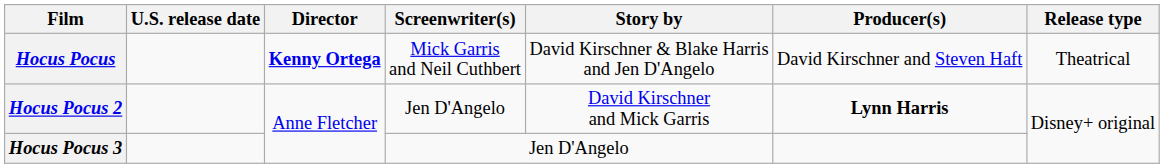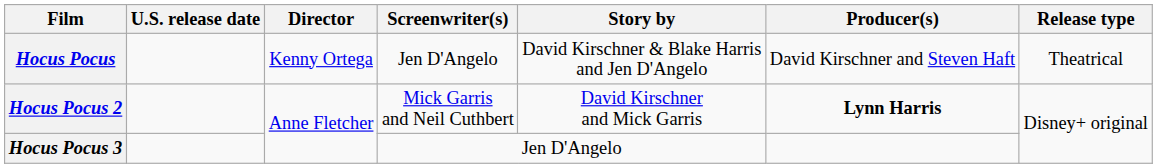(325, 58) bold -> (321, 58) normal
(455, 58) Mick Garris and Neil Cuthbert -> (448, 58) Jen D'Angelo
(455, 108) Jen D'Angelo -> (448, 108) Mick Garris and Neil Cuthbert
